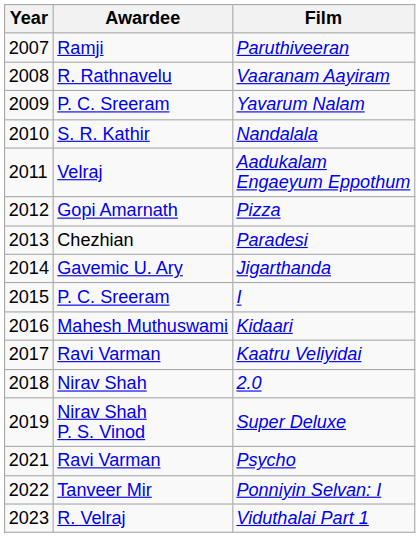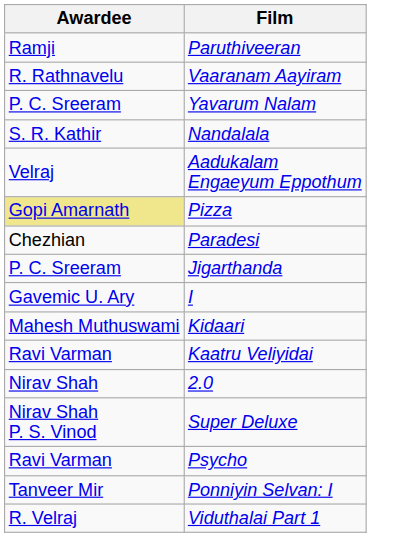- column: (29, 18)
(118, 211) no background -> (69, 211) khaki background
(120, 268) Gavemic U. Ary -> (65, 268) P. C. Sreeram
(113, 297) P. C. Sreeram -> (72, 297) Gavemic U. Ary
